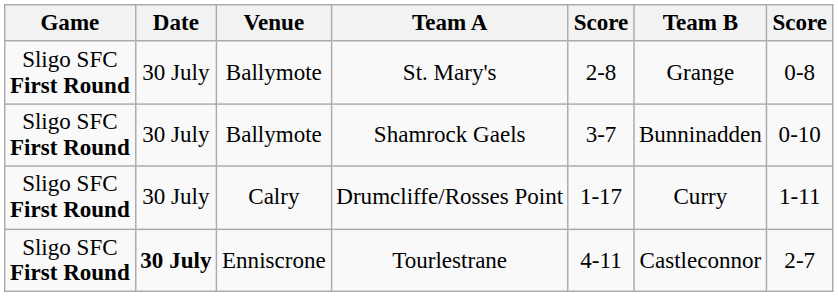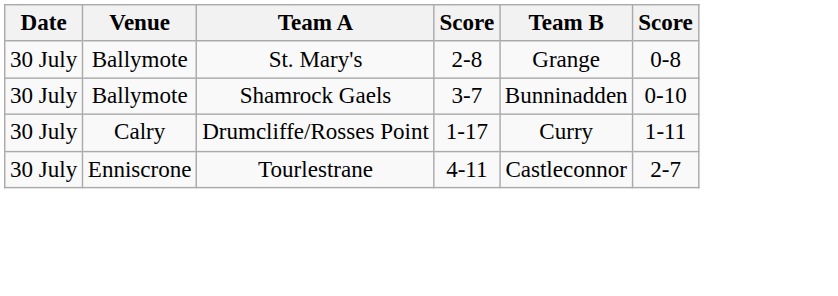- column: (70, 22)
(176, 259) bold -> (44, 168) normal
